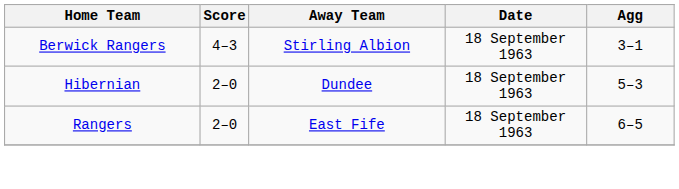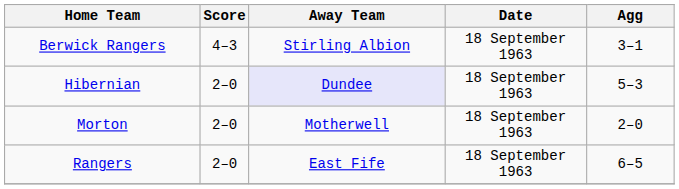(347, 86) no background -> (347, 86) lavender background
+ row: (102, 125)
